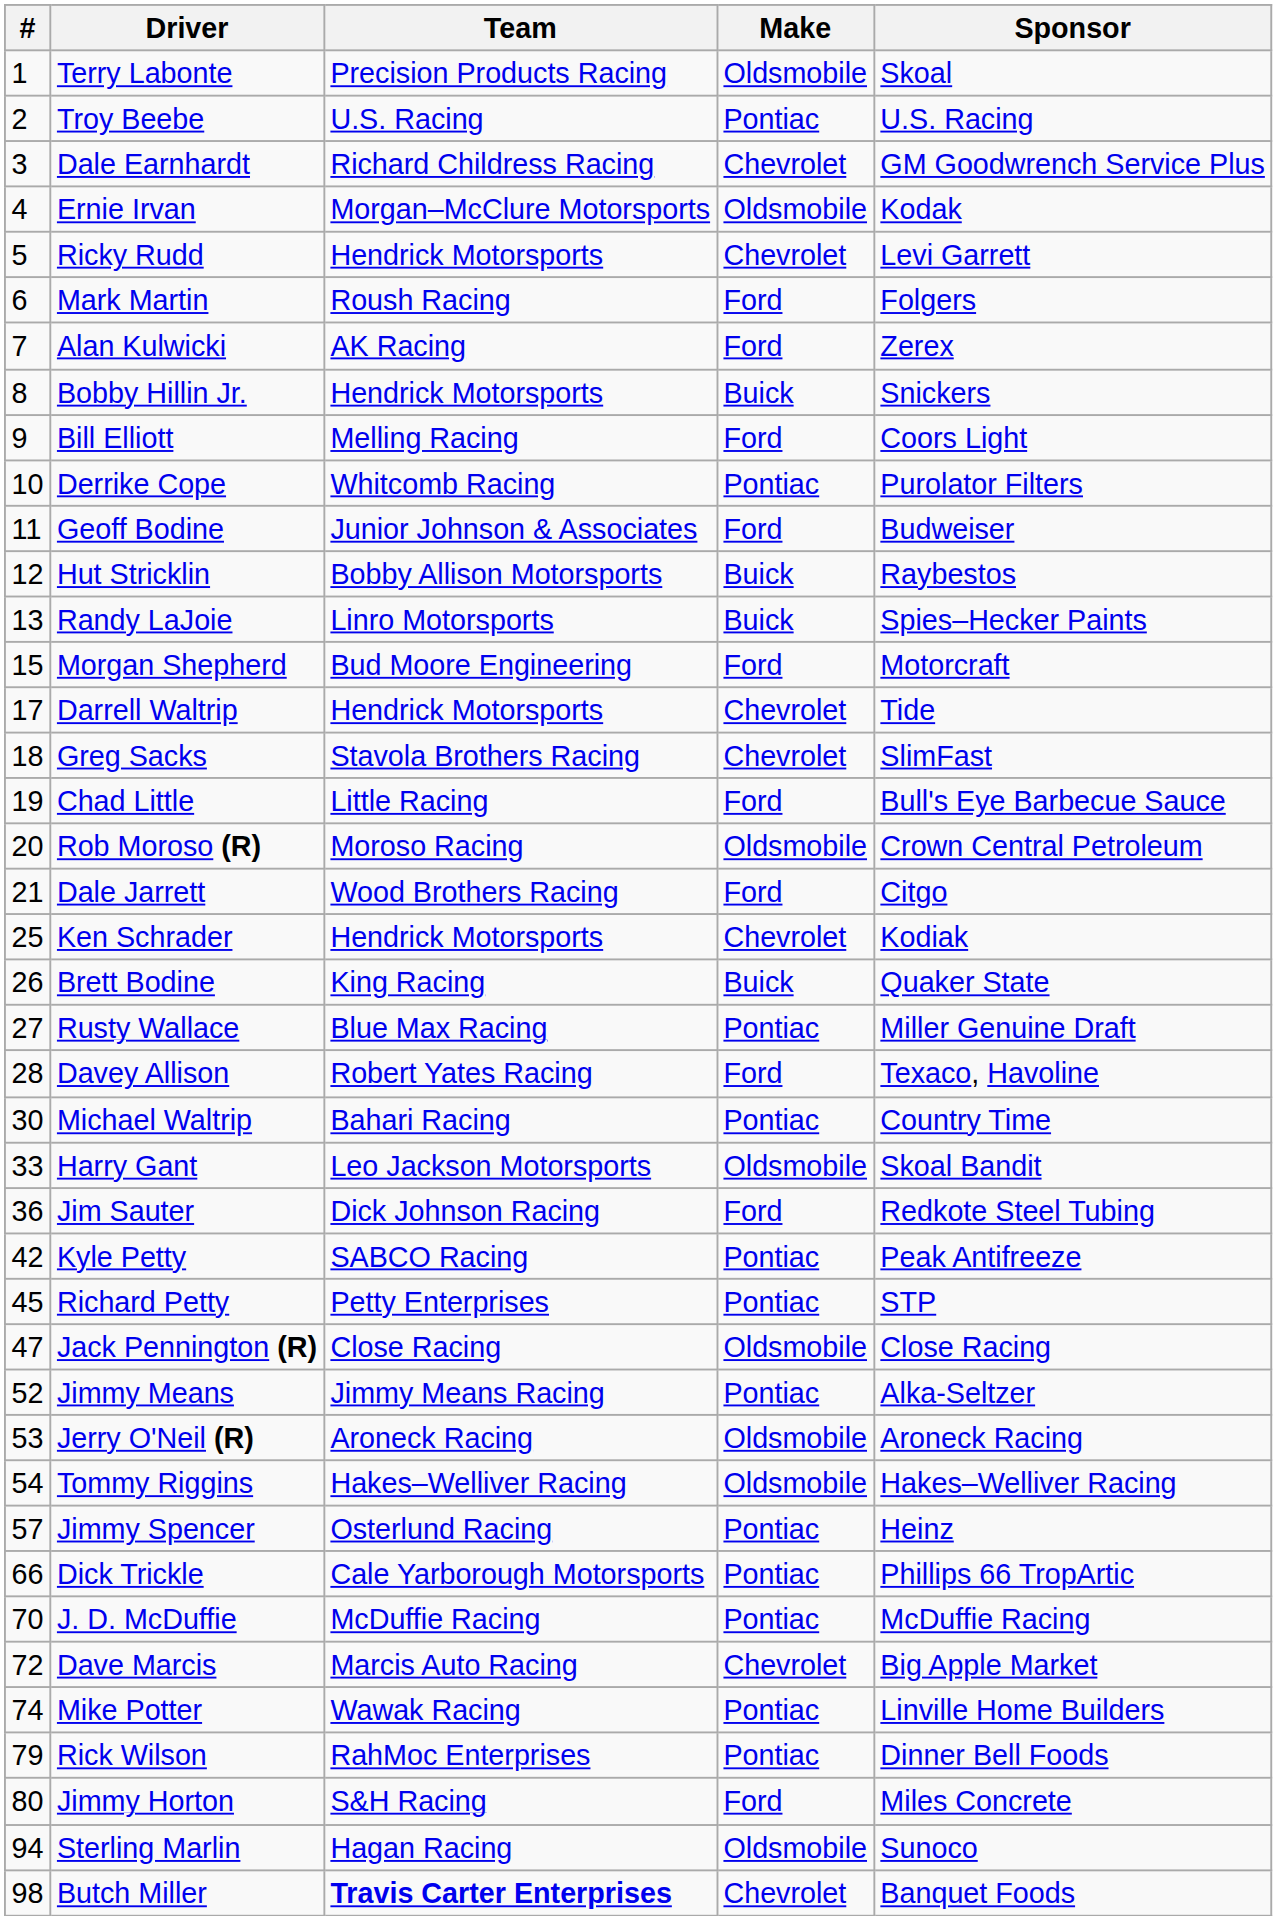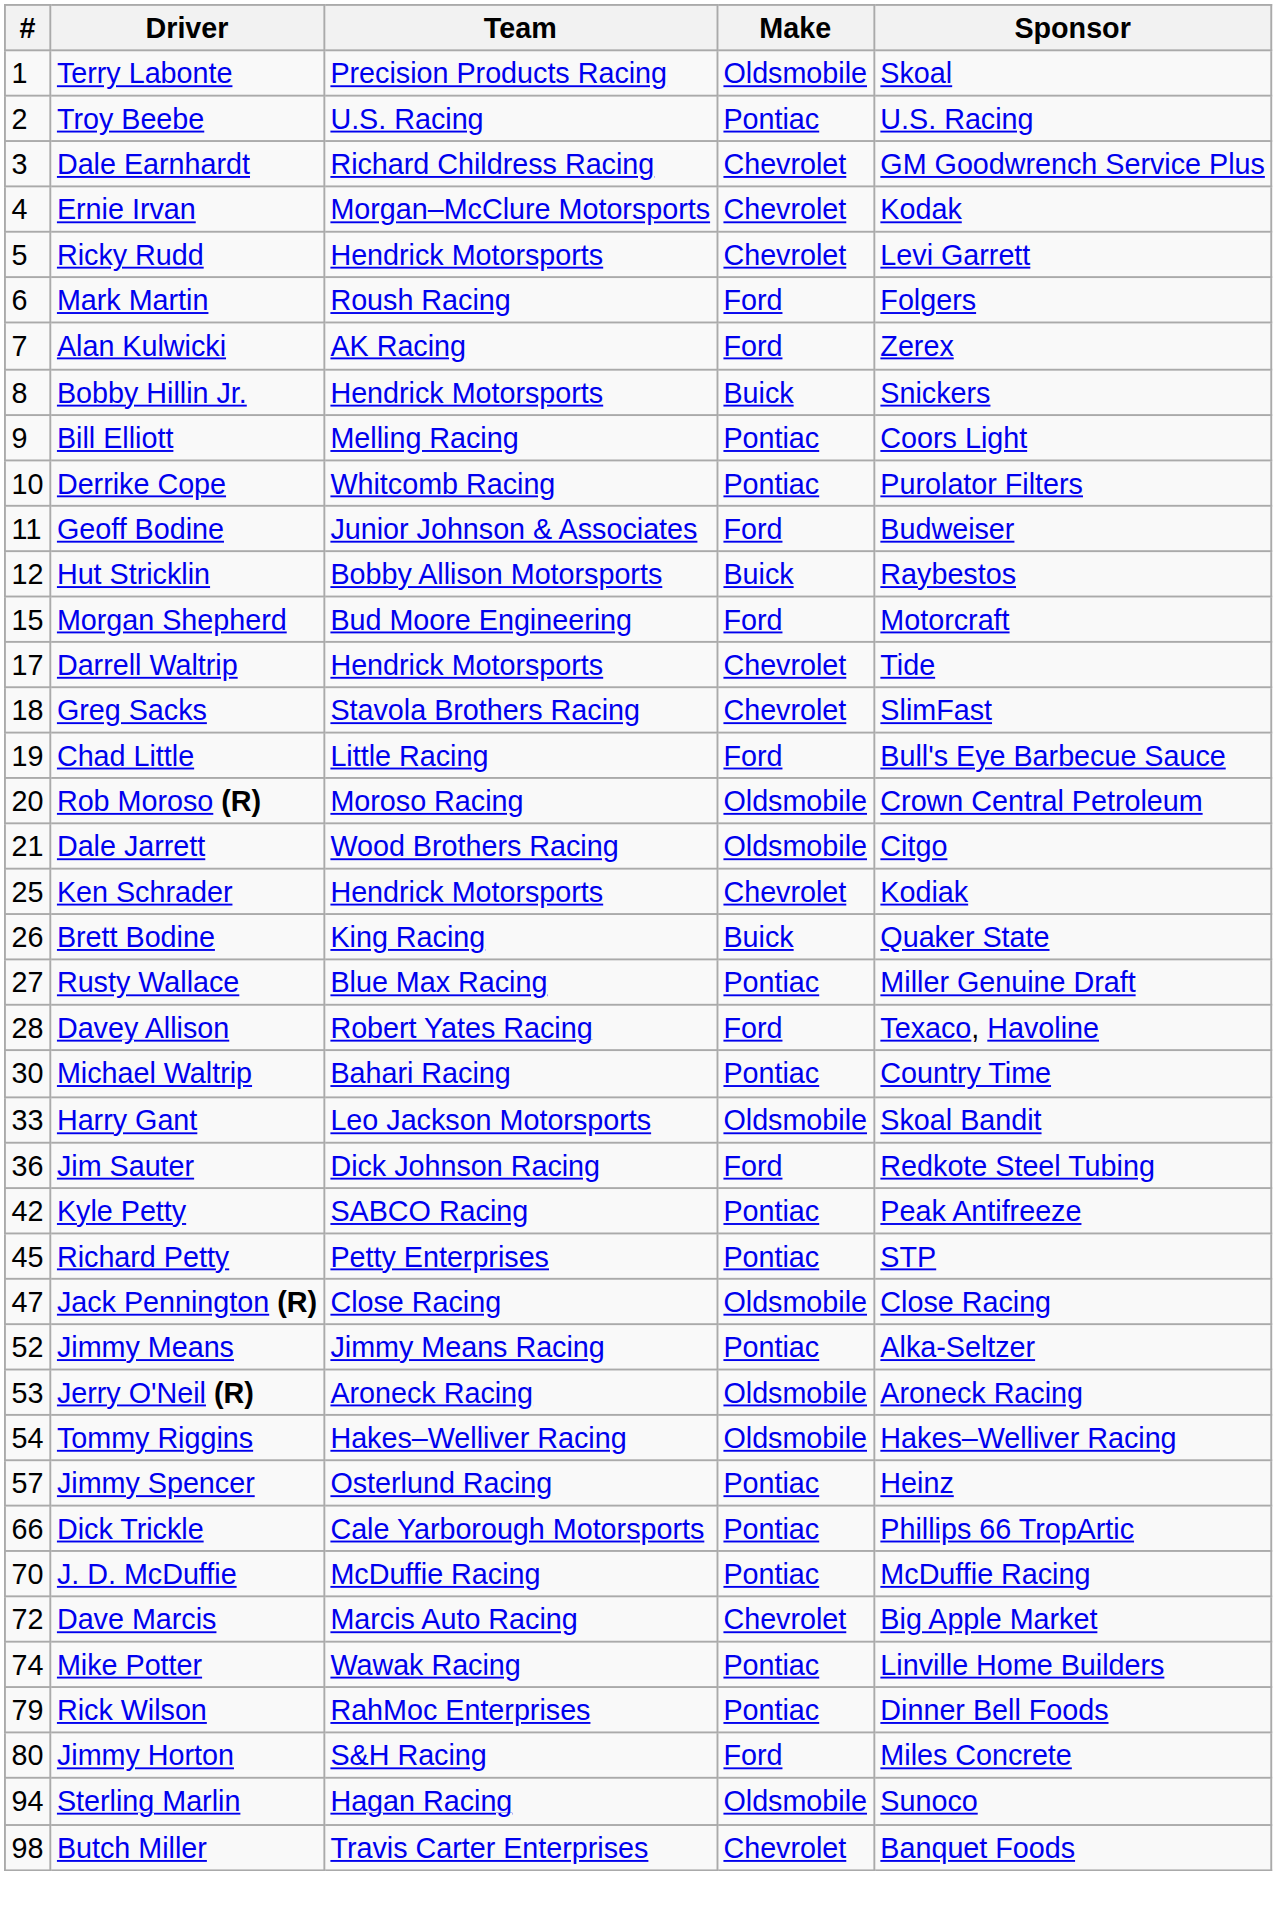(795, 210) Oldsmobile -> (785, 210) Chevrolet
(753, 437) Ford -> (771, 437) Pontiac
- row: (145, 619)
(753, 892) Ford -> (795, 846) Oldsmobile
(501, 1892) bold -> (489, 1847) normal
